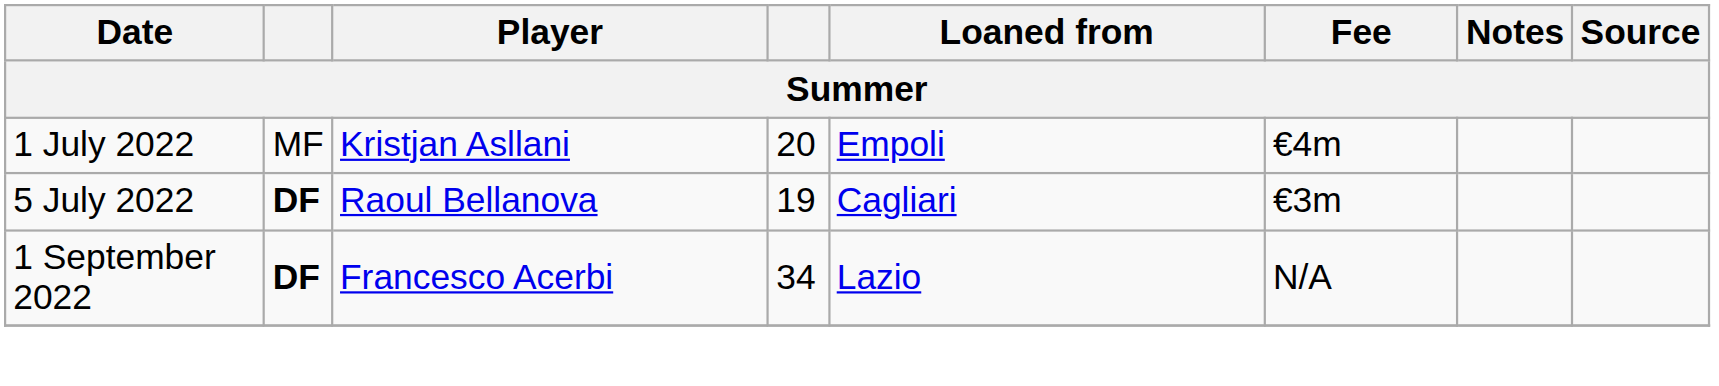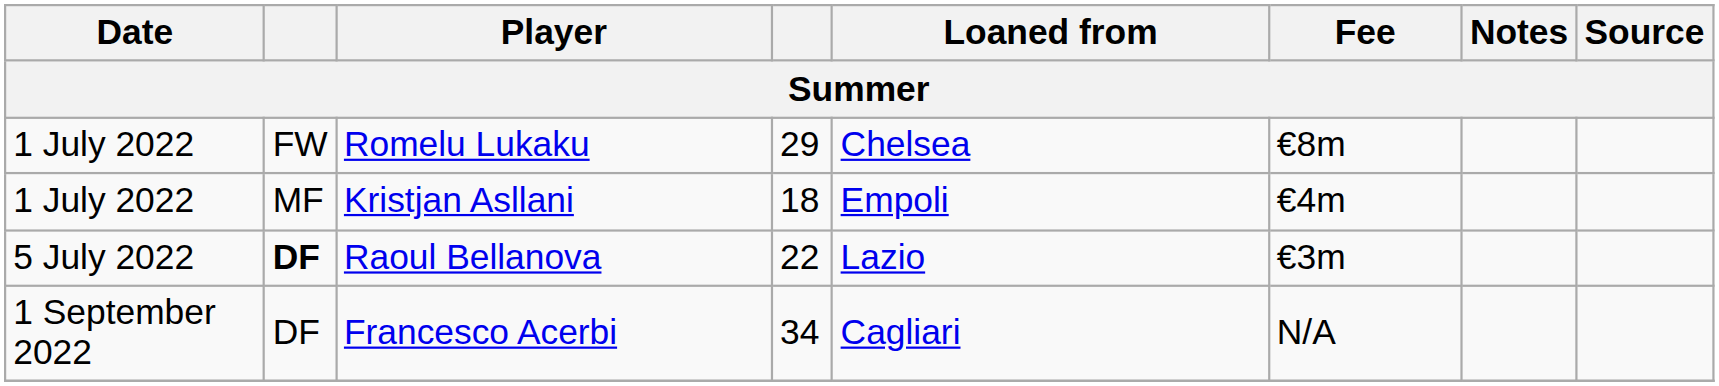+ row: (467, 144)
(796, 144) 20 -> (800, 200) 18
(796, 200) 19 -> (800, 256) 22
(897, 200) Cagliari -> (883, 256) Lazio
(296, 276) bold -> (296, 332) normal
(879, 276) Lazio -> (901, 332) Cagliari
